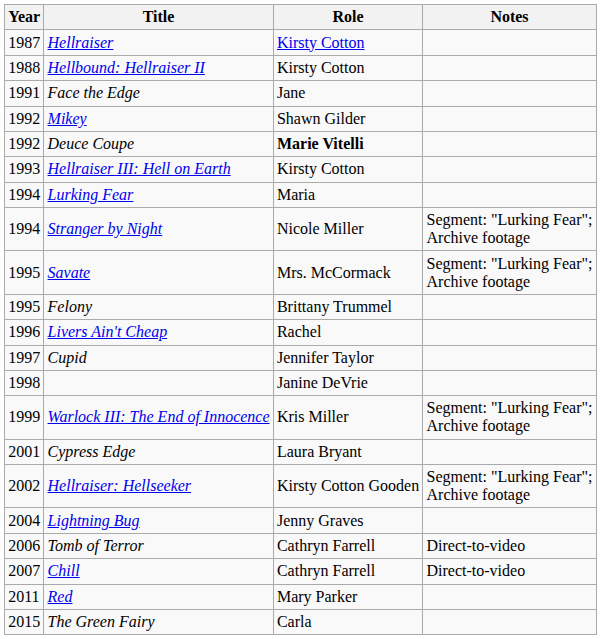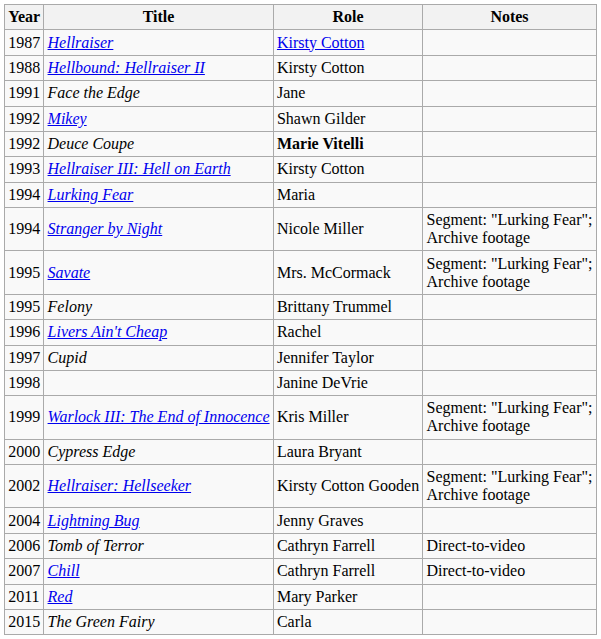(24, 451) 2001 -> (24, 451) 2000
